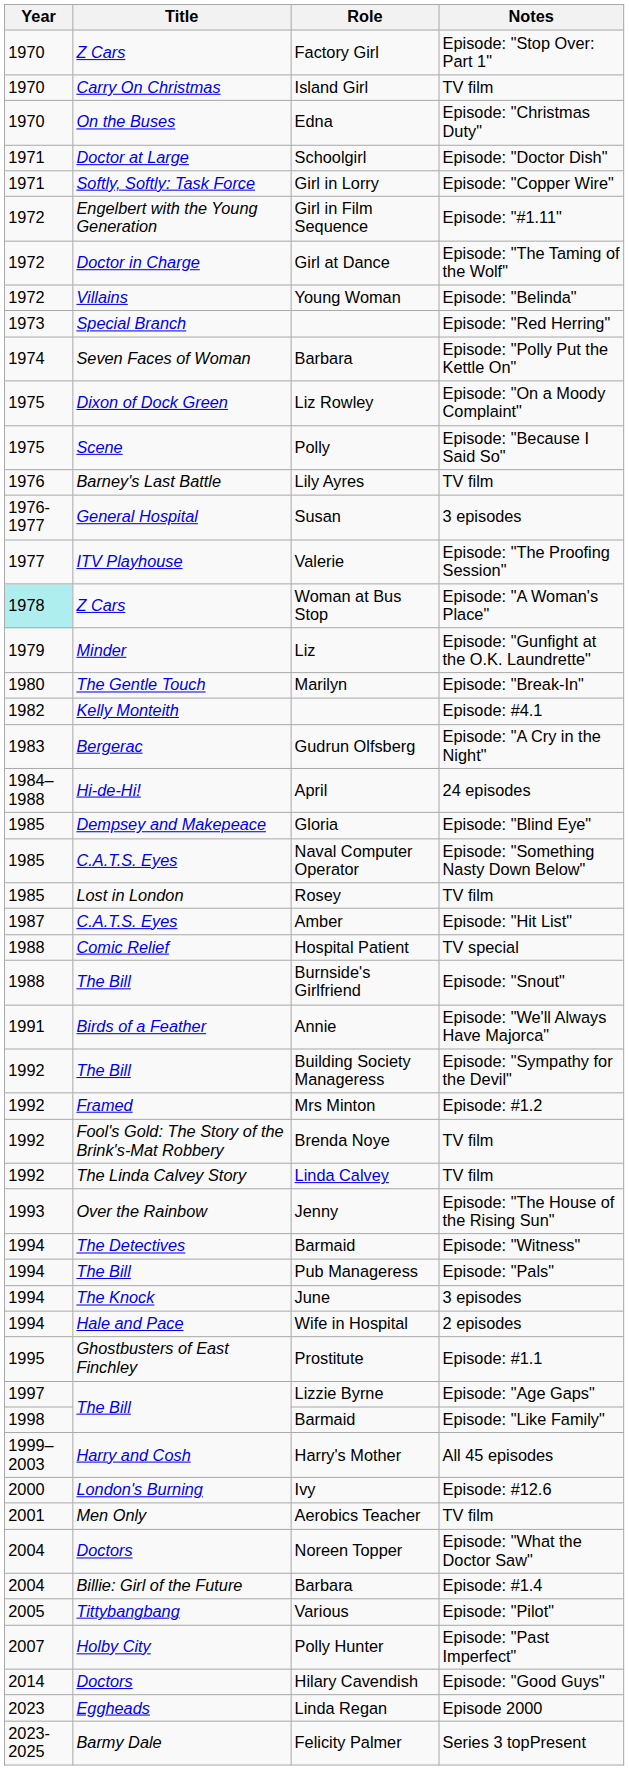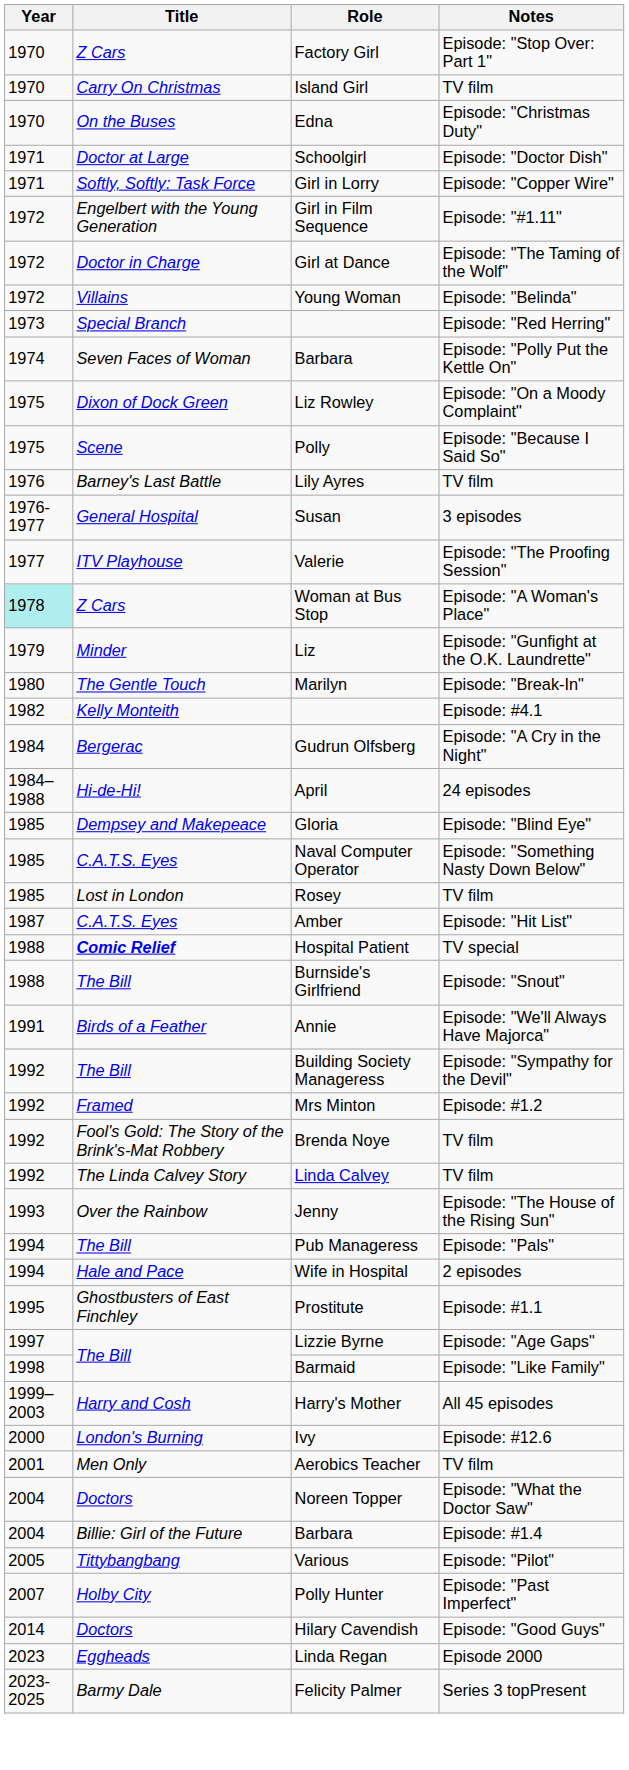(26, 746) 1983 -> (26, 746) 1984
(123, 947) normal -> (126, 947) bold
- row: (325, 1246)
- row: (312, 1298)
